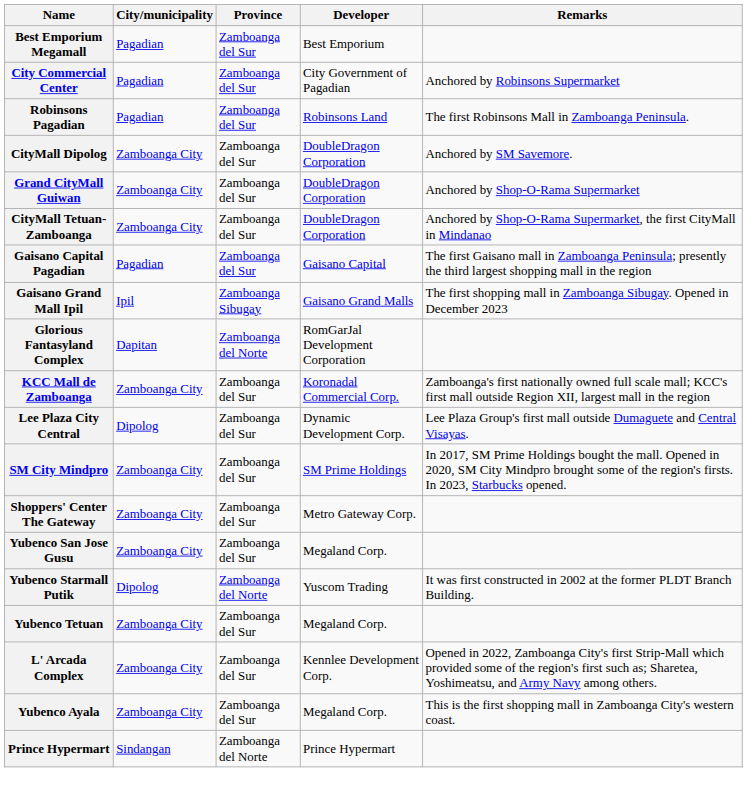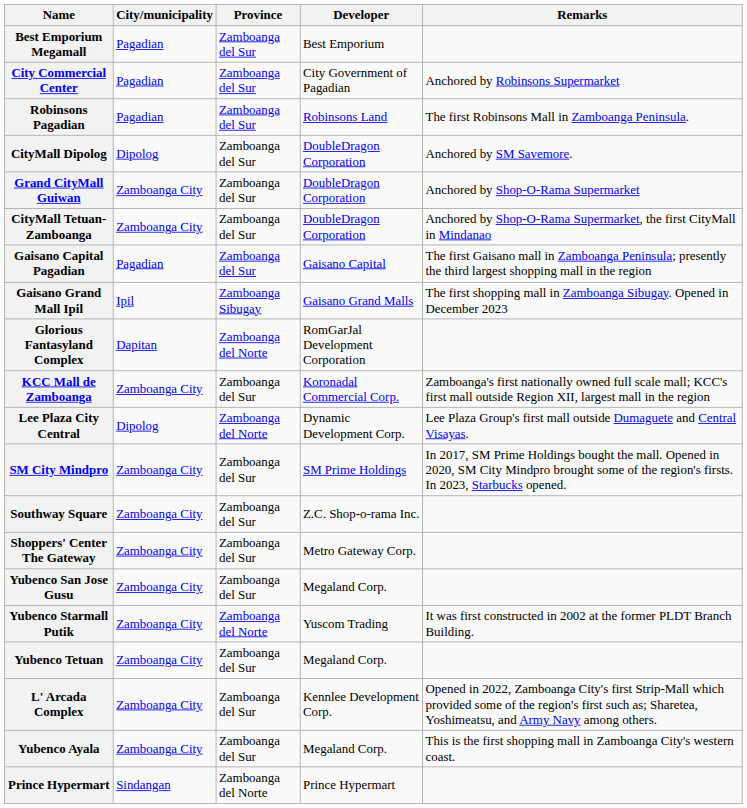(159, 154) Zamboanga City -> (137, 154) Dipolog
(249, 425) Zamboanga del Sur -> (249, 425) Zamboanga del Norte
+ row: (59, 514)
(137, 587) Dipolog -> (159, 623) Zamboanga City
